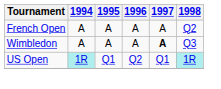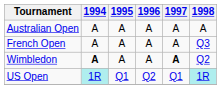+ row: (43, 28)
(190, 28) Q2 -> (203, 44) Q3
(81, 44) normal -> (95, 60) bold
(190, 44) Q3 -> (203, 60) Q2
